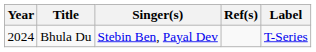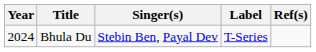columns swapped: (286, 15) <-> (241, 15)
